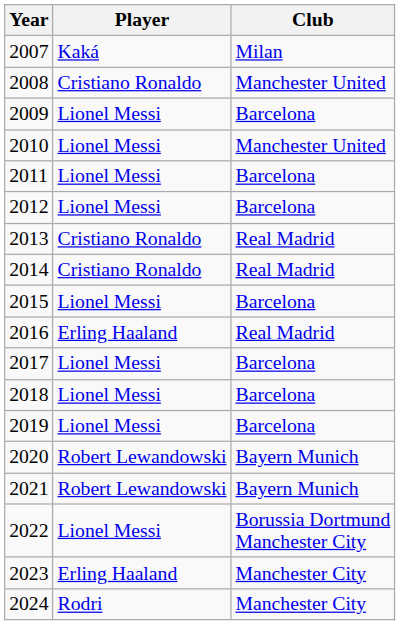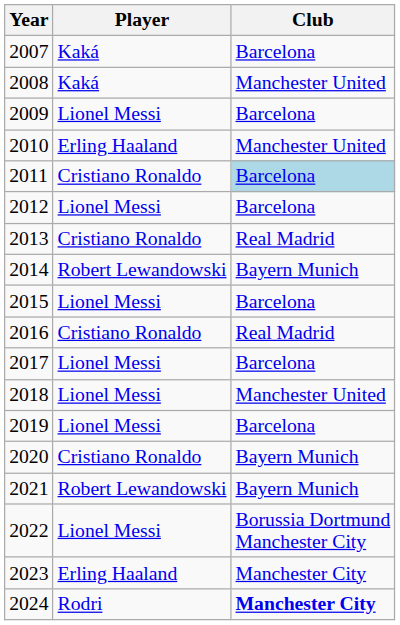(259, 51) Milan -> (275, 51) Barcelona
(129, 82) Cristiano Ronaldo -> (78, 82) Kaká
(109, 144) Lionel Messi -> (117, 144) Erling Haaland
(109, 176) Lionel Messi -> (129, 176) Cristiano Ronaldo
(275, 176) no background -> (275, 176) lightblue background
(129, 269) Cristiano Ronaldo -> (142, 269) Robert Lewandowski
(285, 269) Real Madrid -> (297, 269) Bayern Munich
(117, 332) Erling Haaland -> (129, 332) Cristiano Ronaldo
(275, 394) Barcelona -> (311, 394) Manchester United
(142, 457) Robert Lewandowski -> (129, 457) Cristiano Ronaldo
(301, 604) normal -> (306, 604) bold
